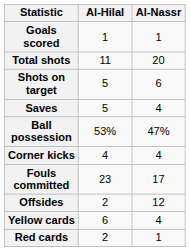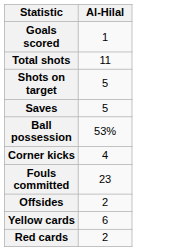- column: (159, 13)
